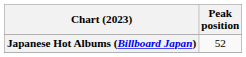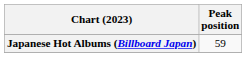(220, 43) 52 -> (220, 43) 59
